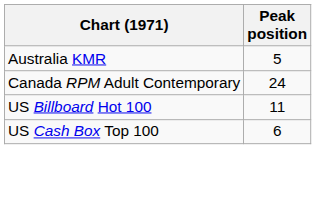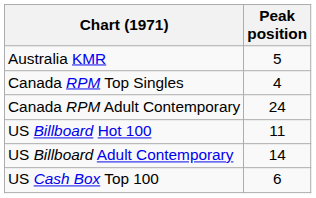+ row: (96, 82)
+ row: (121, 155)
